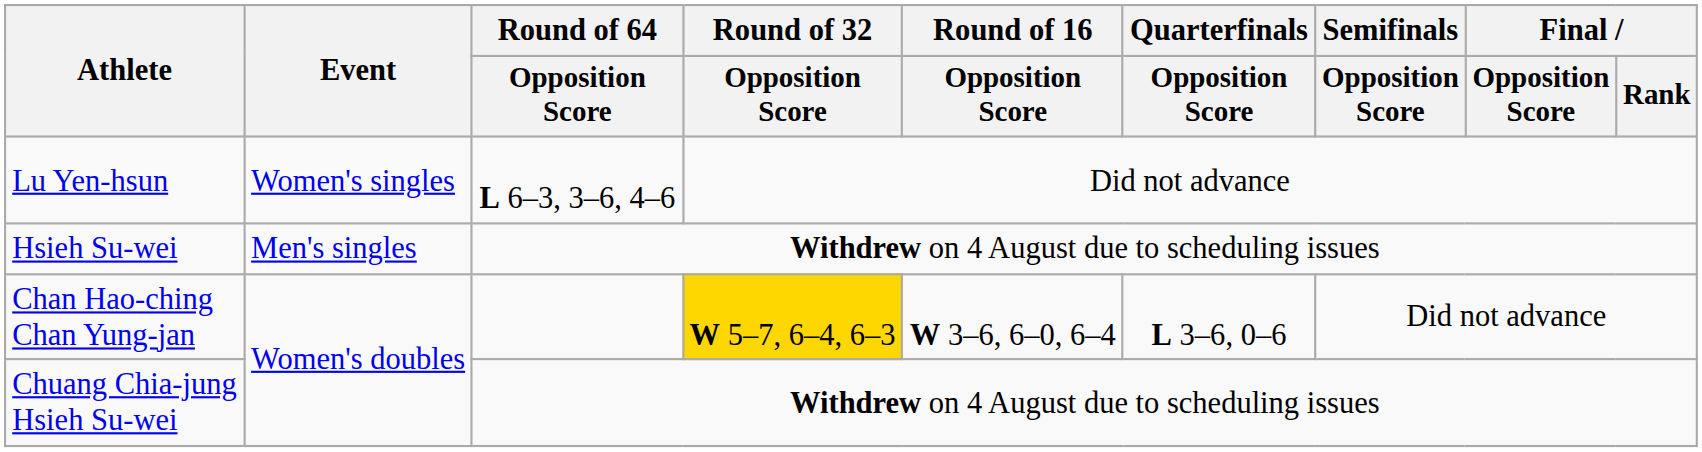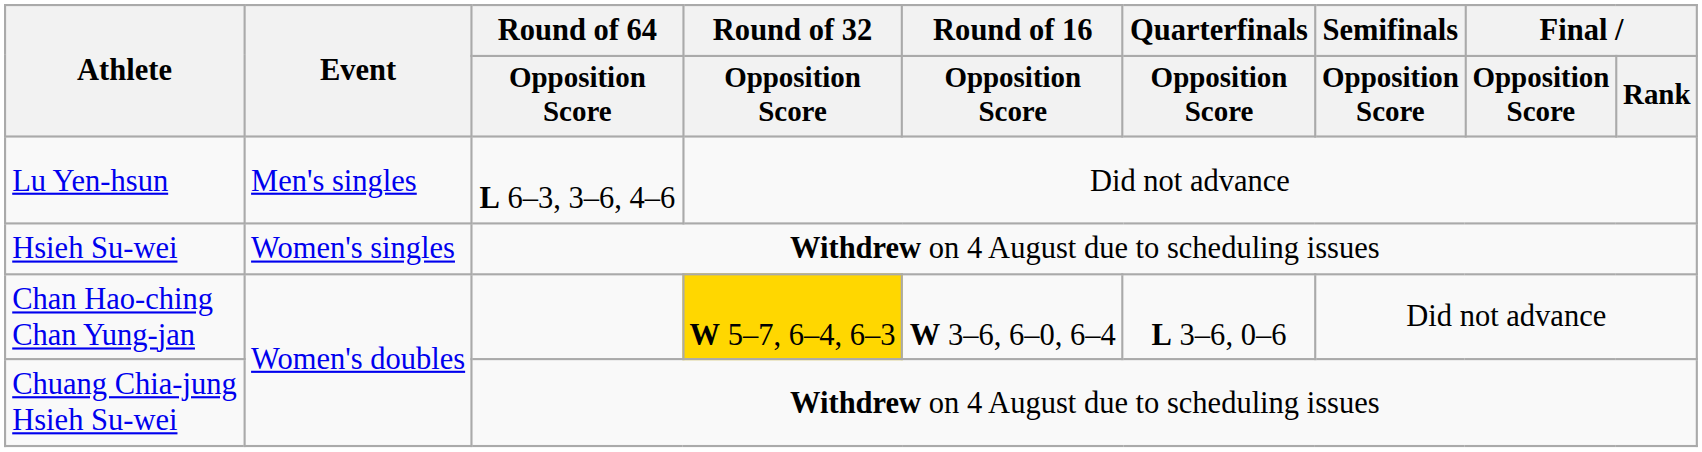(353, 179) Women's singles -> (334, 179) Men's singles
(334, 248) Men's singles -> (353, 248) Women's singles
